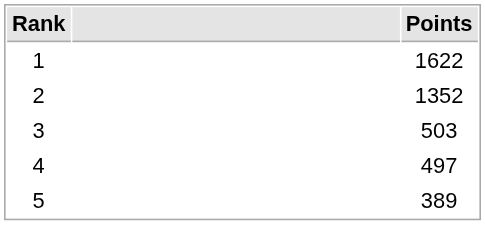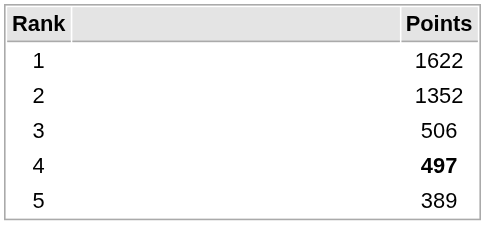(439, 130) 503 -> (439, 130) 506
(439, 165) normal -> (439, 165) bold
